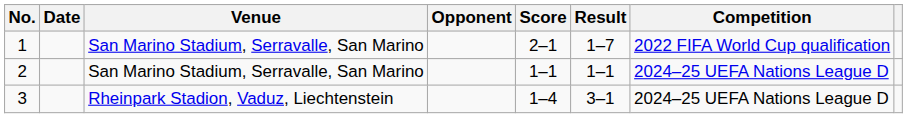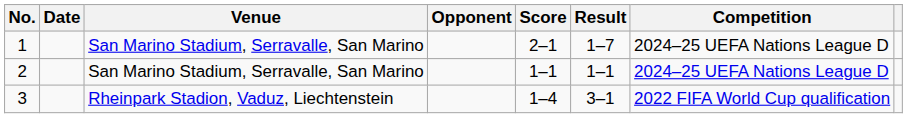(762, 44) 2022 FIFA World Cup qualification -> (761, 44) 2024–25 UEFA Nations League D
(761, 98) 2024–25 UEFA Nations League D -> (762, 98) 2022 FIFA World Cup qualification
